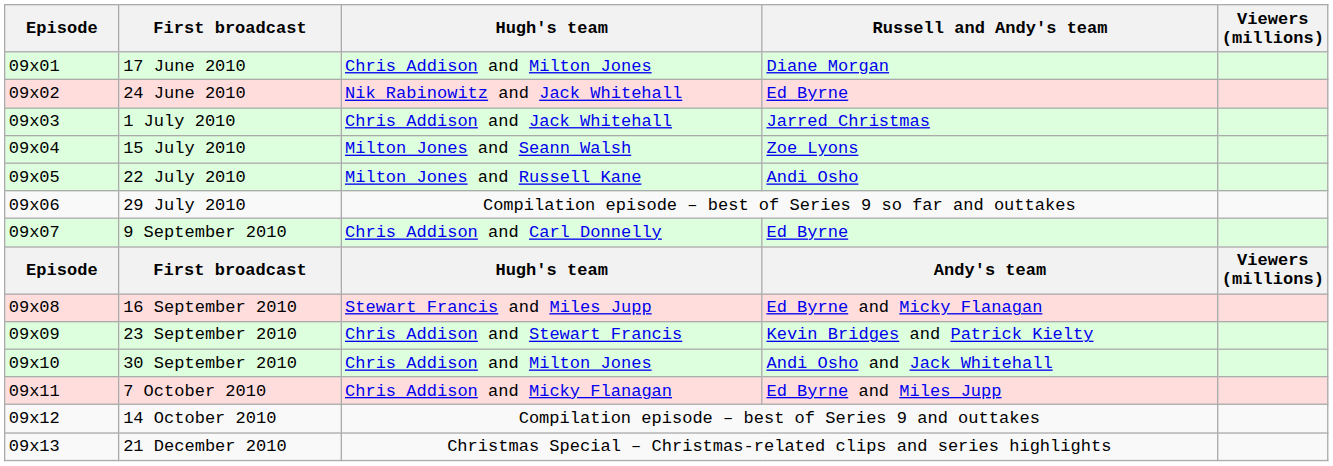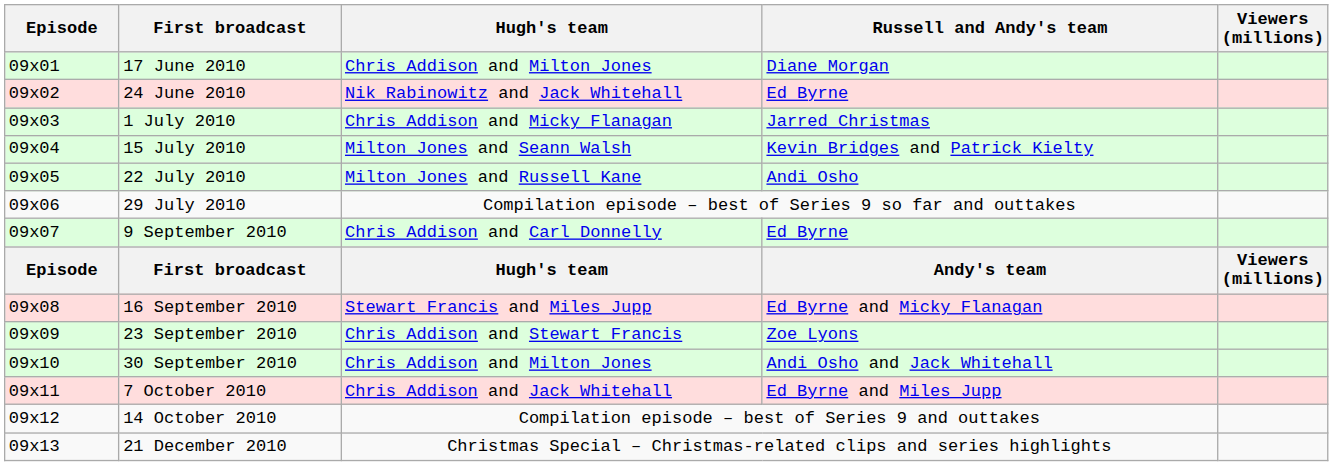(509, 121) Chris Addison and Jack Whitehall -> (509, 121) Chris Addison and Micky Flanagan
(812, 149) Zoe Lyons -> (930, 149) Kevin Bridges and Patrick Kielty
(930, 335) Kevin Bridges and Patrick Kielty -> (812, 335) Zoe Lyons
(509, 391) Chris Addison and Micky Flanagan -> (509, 391) Chris Addison and Jack Whitehall
